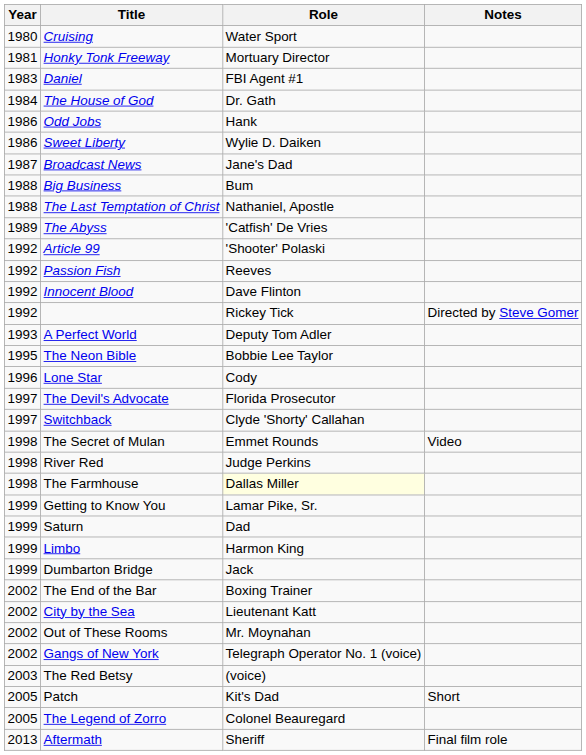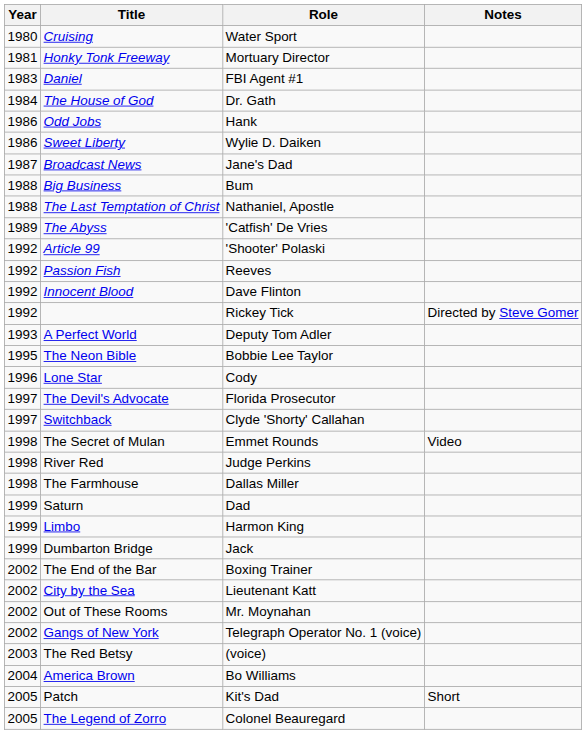(262, 484) lightyellow background -> (262, 484) no background
- row: (105, 505)
+ row: (89, 675)
- row: (73, 739)
